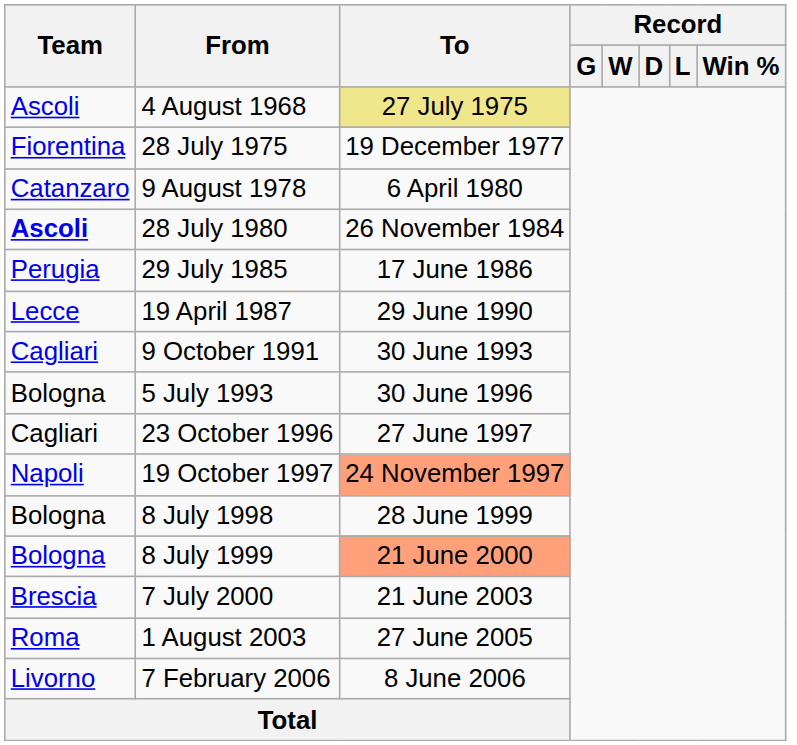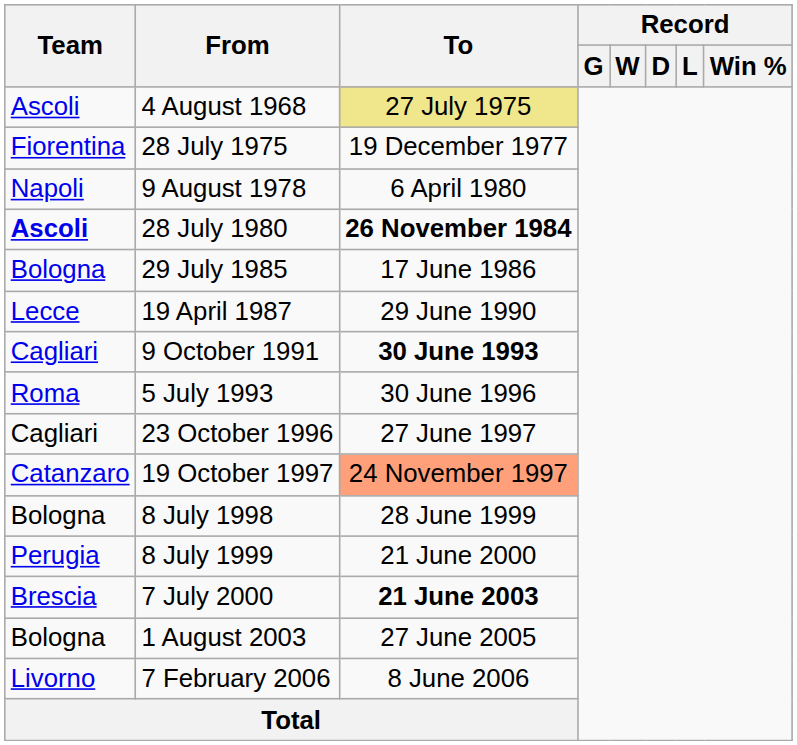(70, 188) Catanzaro -> (47, 188) Napoli
(455, 229) normal -> (458, 229) bold
(55, 270) Perugia -> (58, 270) Bologna
(455, 351) normal -> (458, 351) bold
(58, 392) Bologna -> (45, 392) Roma
(47, 474) Napoli -> (70, 474) Catanzaro
(58, 556) Bologna -> (55, 556) Perugia
(455, 556) lightsalmon background -> (458, 556) no background
(455, 596) normal -> (458, 596) bold
(45, 637) Roma -> (58, 637) Bologna
